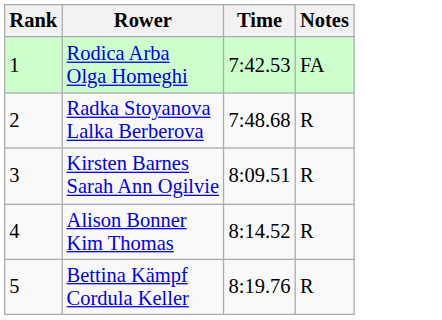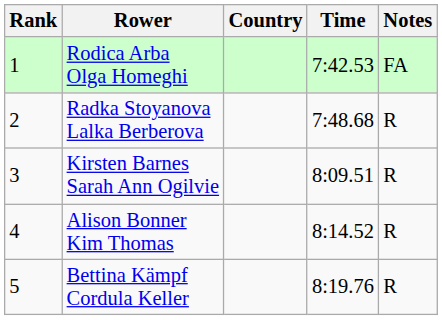+ column: (265, 20)
